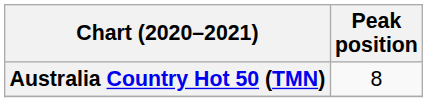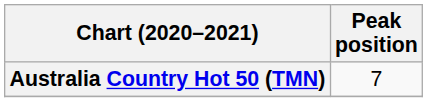(376, 79) 8 -> (376, 79) 7
